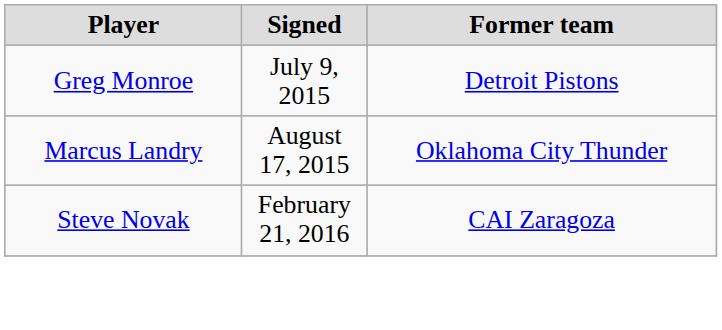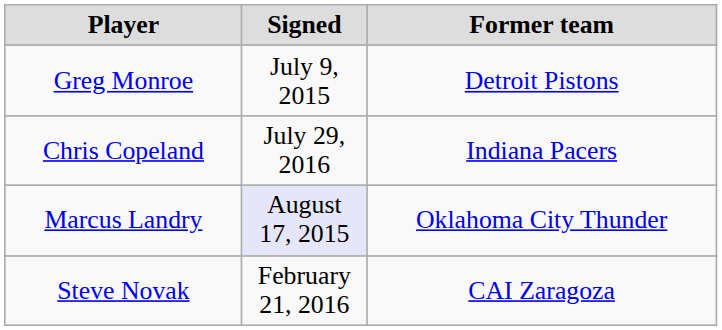+ row: (123, 150)
(304, 150) no background -> (304, 219) lavender background
